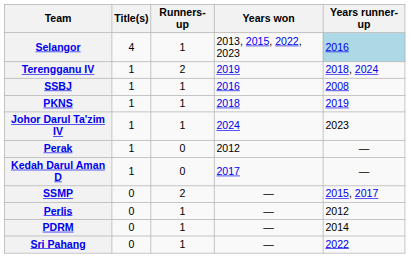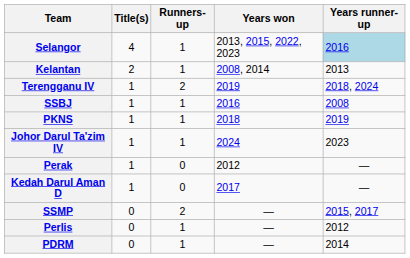+ row: (58, 70)
- row: (58, 244)
